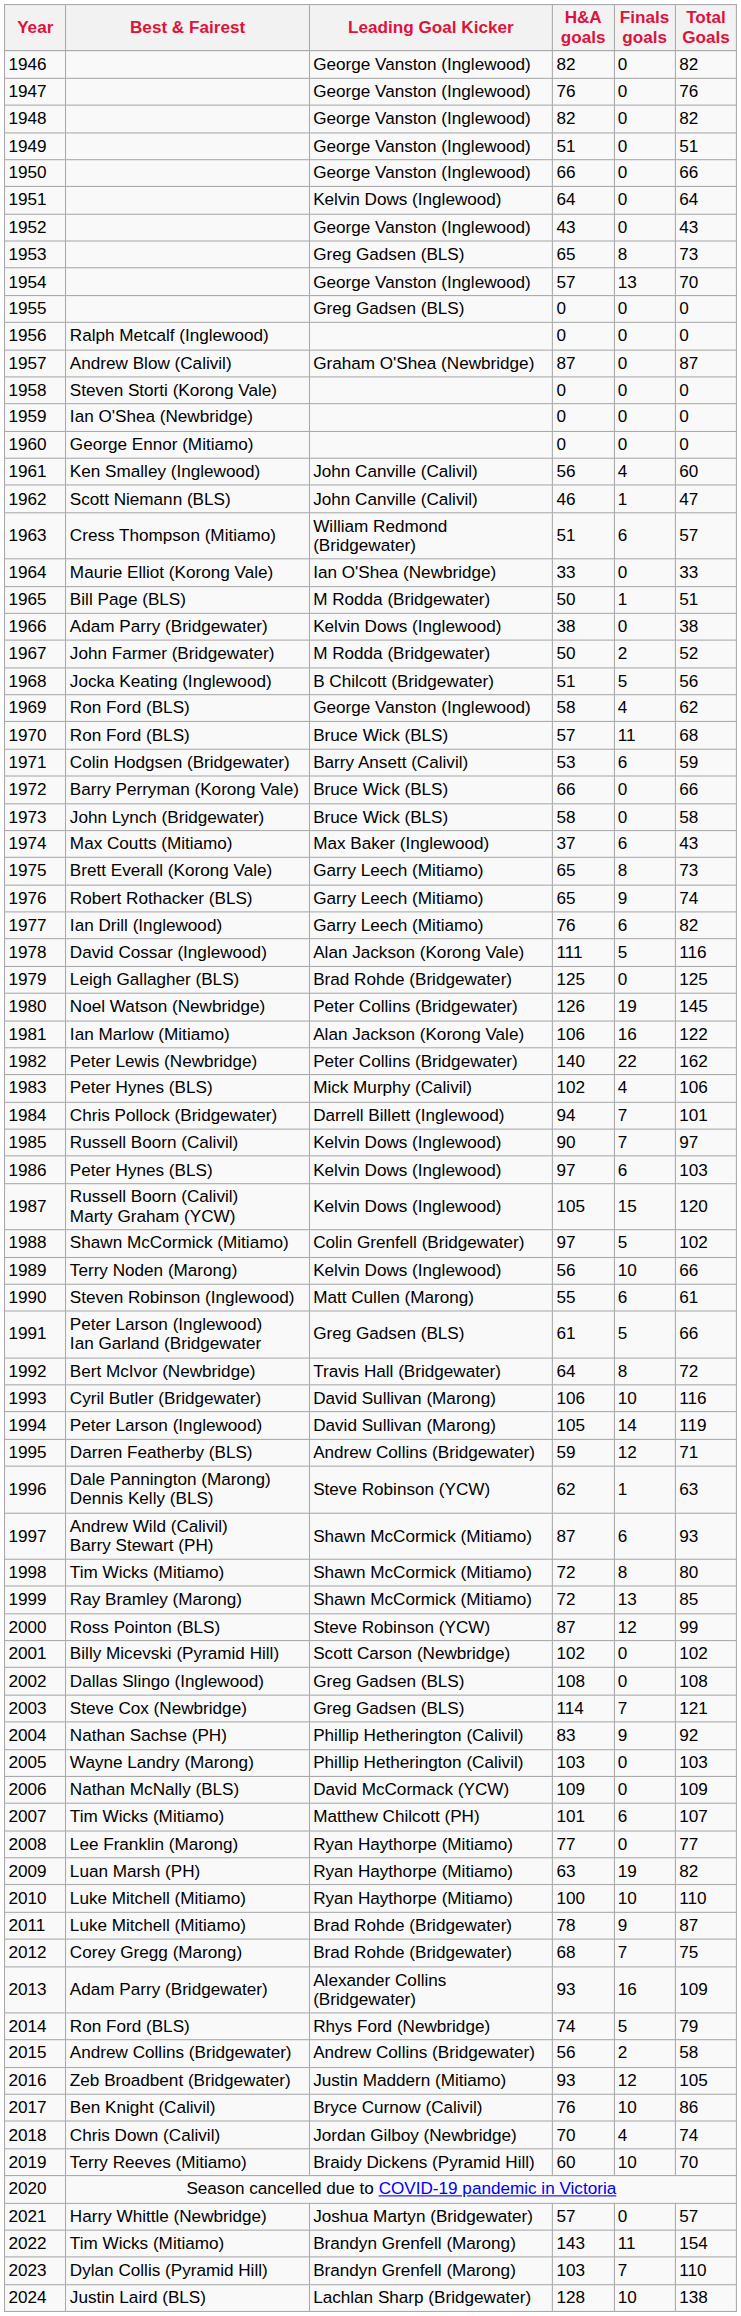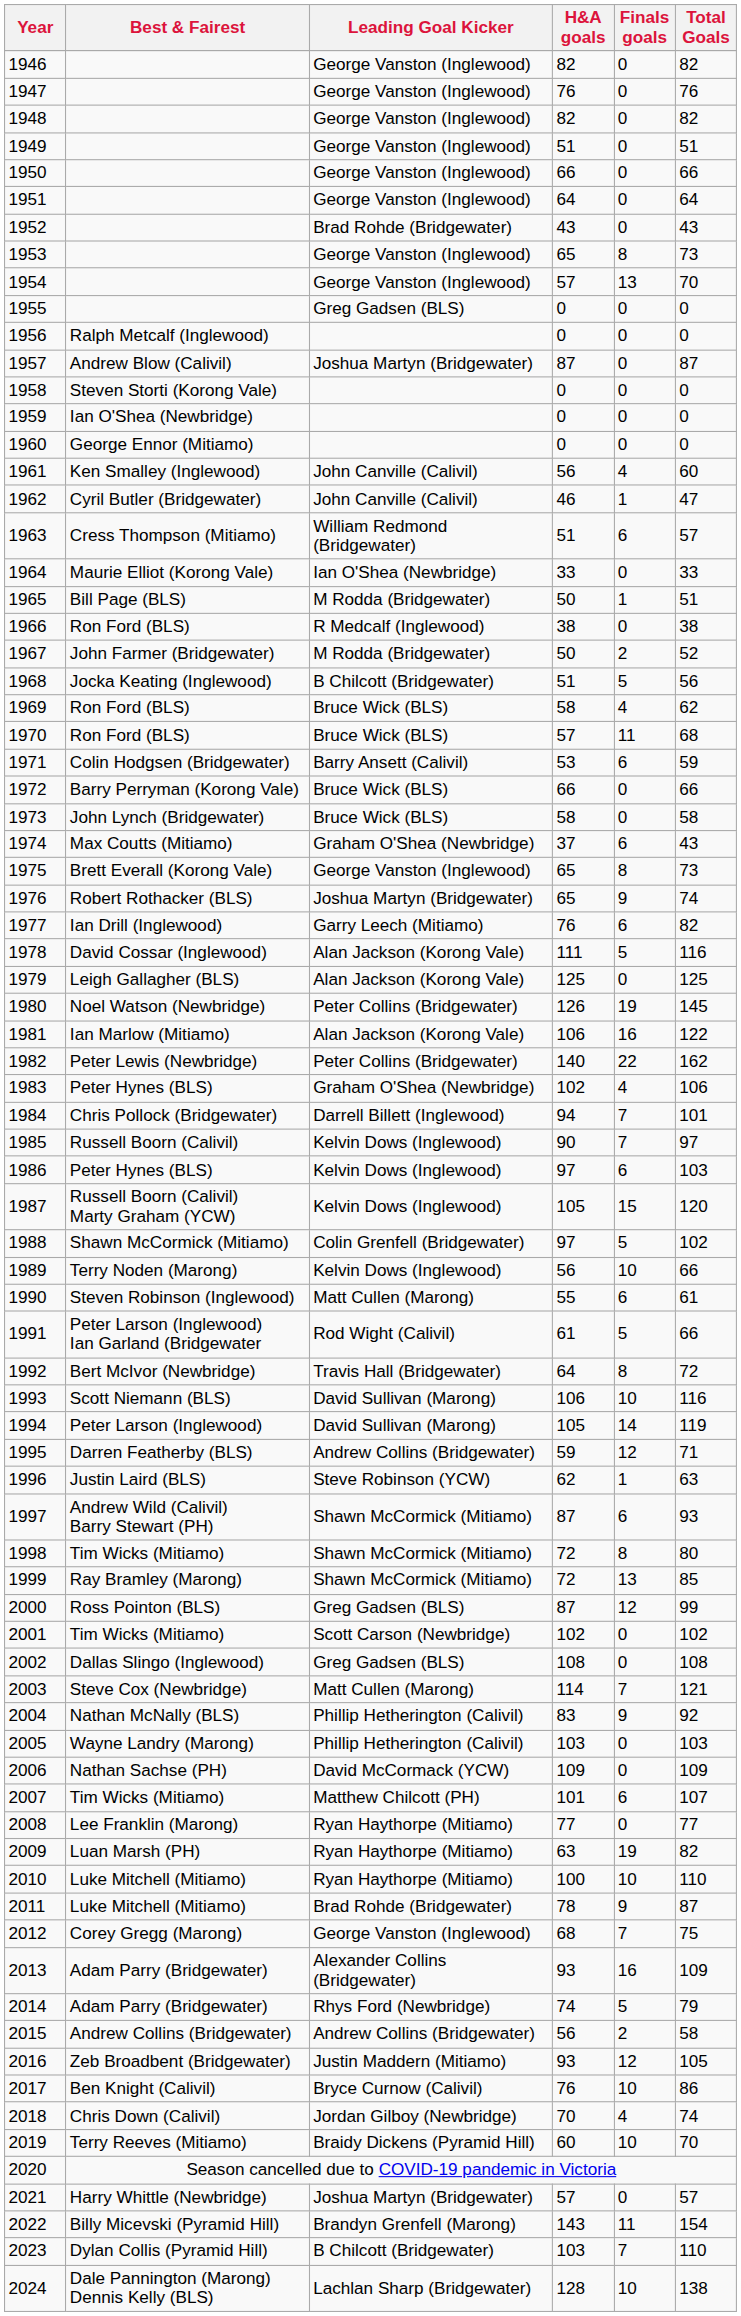(407, 200) Kelvin Dows (Inglewood) -> (422, 200) George Vanston (Inglewood)
(422, 227) George Vanston (Inglewood) -> (413, 227) Brad Rohde (Bridgewater)
(389, 254) Greg Gadsen (BLS) -> (422, 254) George Vanston (Inglewood)
(424, 363) Graham O'Shea (Newbridge) -> (423, 363) Joshua Martyn (Bridgewater)
(150, 498) Scott Niemann (BLS) -> (165, 498) Cyril Butler (Bridgewater)
(169, 626) Adam Parry (Bridgewater) -> (130, 626) Ron Ford (BLS)
(407, 626) Kelvin Dows (Inglewood) -> (399, 626) R Medcalf (Inglewood)
(422, 708) George Vanston (Inglewood) -> (381, 708) Bruce Wick (BLS)
(401, 843) Max Baker (Inglewood) -> (424, 843) Graham O'Shea (Newbridge)
(398, 871) Garry Leech (Mitiamo) -> (422, 871) George Vanston (Inglewood)
(398, 898) Garry Leech (Mitiamo) -> (423, 898) Joshua Martyn (Bridgewater)
(413, 979) Brad Rohde (Bridgewater) -> (419, 979) Alan Jackson (Korong Vale)
(393, 1088) Mick Murphy (Calivil) -> (424, 1088) Graham O'Shea (Newbridge)
(389, 1334) Greg Gadsen (BLS) -> (384, 1334) Rod Wight (Calivil)
(165, 1398) Cyril Butler (Bridgewater) -> (150, 1398) Scott Niemann (BLS)
(170, 1489) Dale Pannington (Marong) Dennis Kelly (BLS) -> (138, 1479) Justin Laird (BLS)
(402, 1626) Steve Robinson (YCW) -> (389, 1607) Greg Gadsen (BLS)
(174, 1654) Billy Micevski (Pyramid Hill) -> (147, 1634) Tim Wicks (Mitiamo)
(389, 1708) Greg Gadsen (BLS) -> (394, 1689) Matt Cullen (Marong)
(148, 1735) Nathan Sachse (PH) -> (155, 1716) Nathan McNally (BLS)
(155, 1789) Nathan McNally (BLS) -> (148, 1770) Nathan Sachse (PH)
(413, 1952) Brad Rohde (Bridgewater) -> (422, 1933) George Vanston (Inglewood)
(130, 2026) Ron Ford (BLS) -> (169, 2007) Adam Parry (Bridgewater)
(147, 2243) Tim Wicks (Mitiamo) -> (174, 2224) Billy Micevski (Pyramid Hill)
(415, 2270) Brandyn Grenfell (Marong) -> (404, 2251) B Chilcott (Bridgewater)
(138, 2297) Justin Laird (BLS) -> (170, 2288) Dale Pannington (Marong) Dennis Kelly (BLS)
